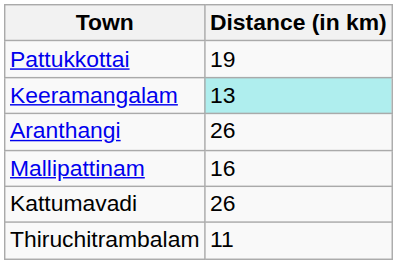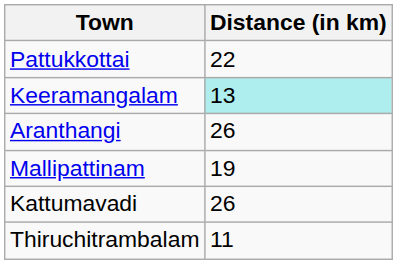(223, 58) 19 -> (223, 58) 22
(223, 167) 16 -> (223, 167) 19
